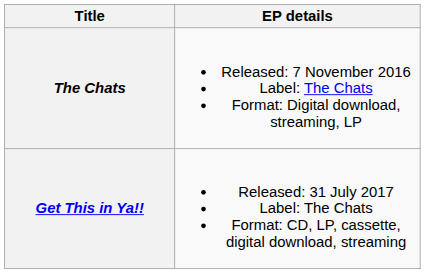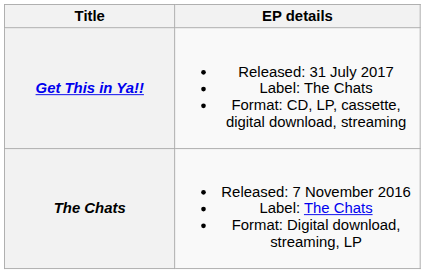rows swapped: (90, 88) <-> (90, 208)
